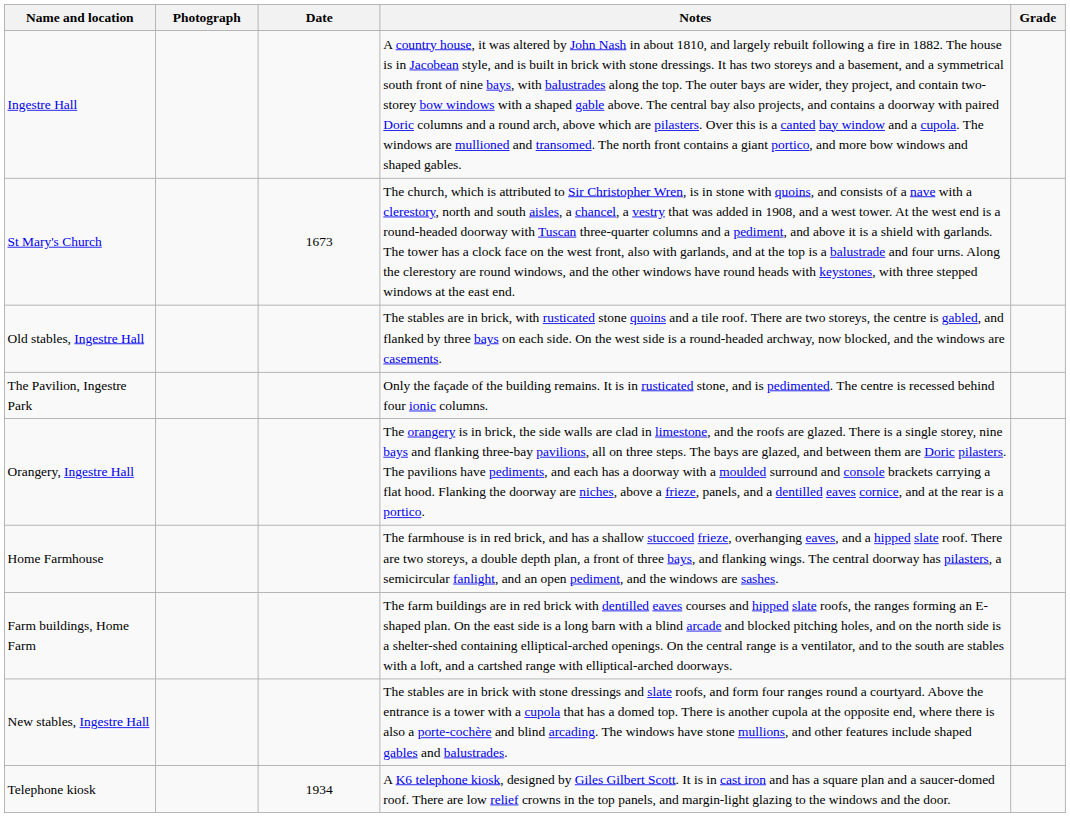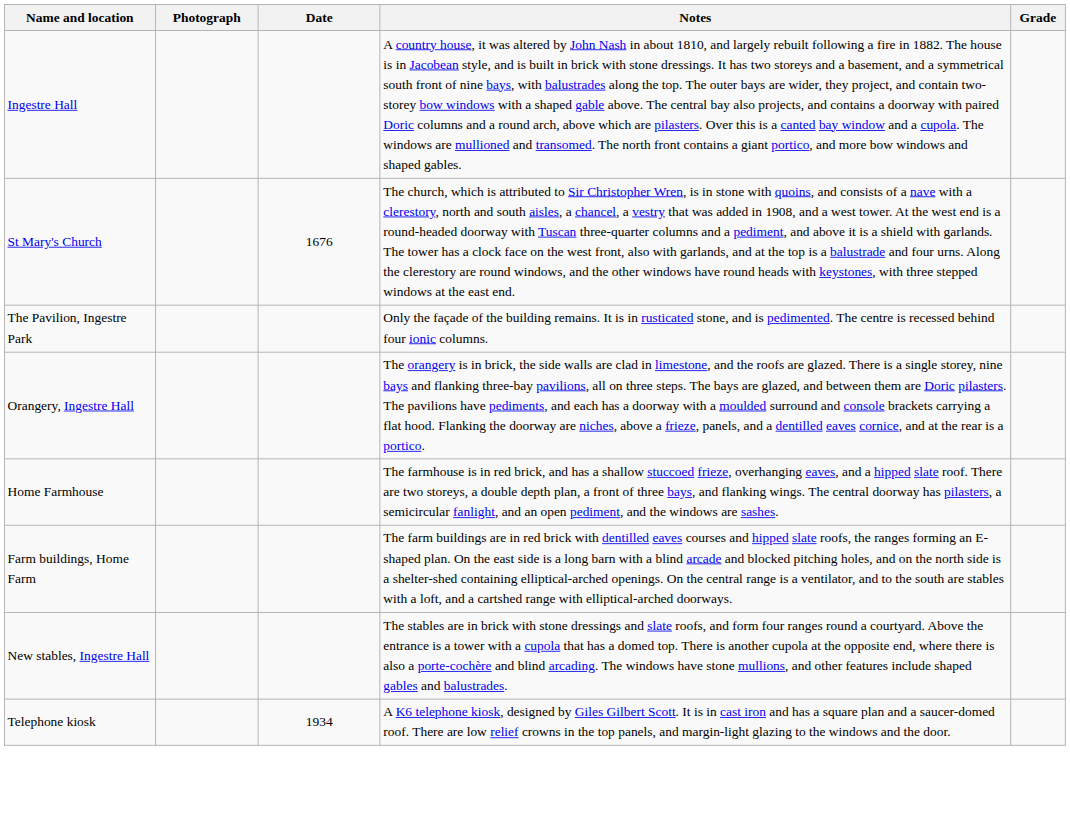(319, 241) 1673 -> (319, 241) 1676
- row: (76, 338)
